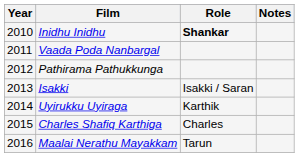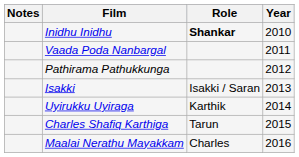columns swapped: (20, 13) <-> (275, 13)
(203, 124) Charles -> (204, 124) Tarun
(197, 143) Tarun -> (209, 143) Charles
